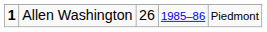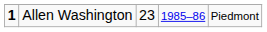(147, 15) 26 -> (147, 15) 23
